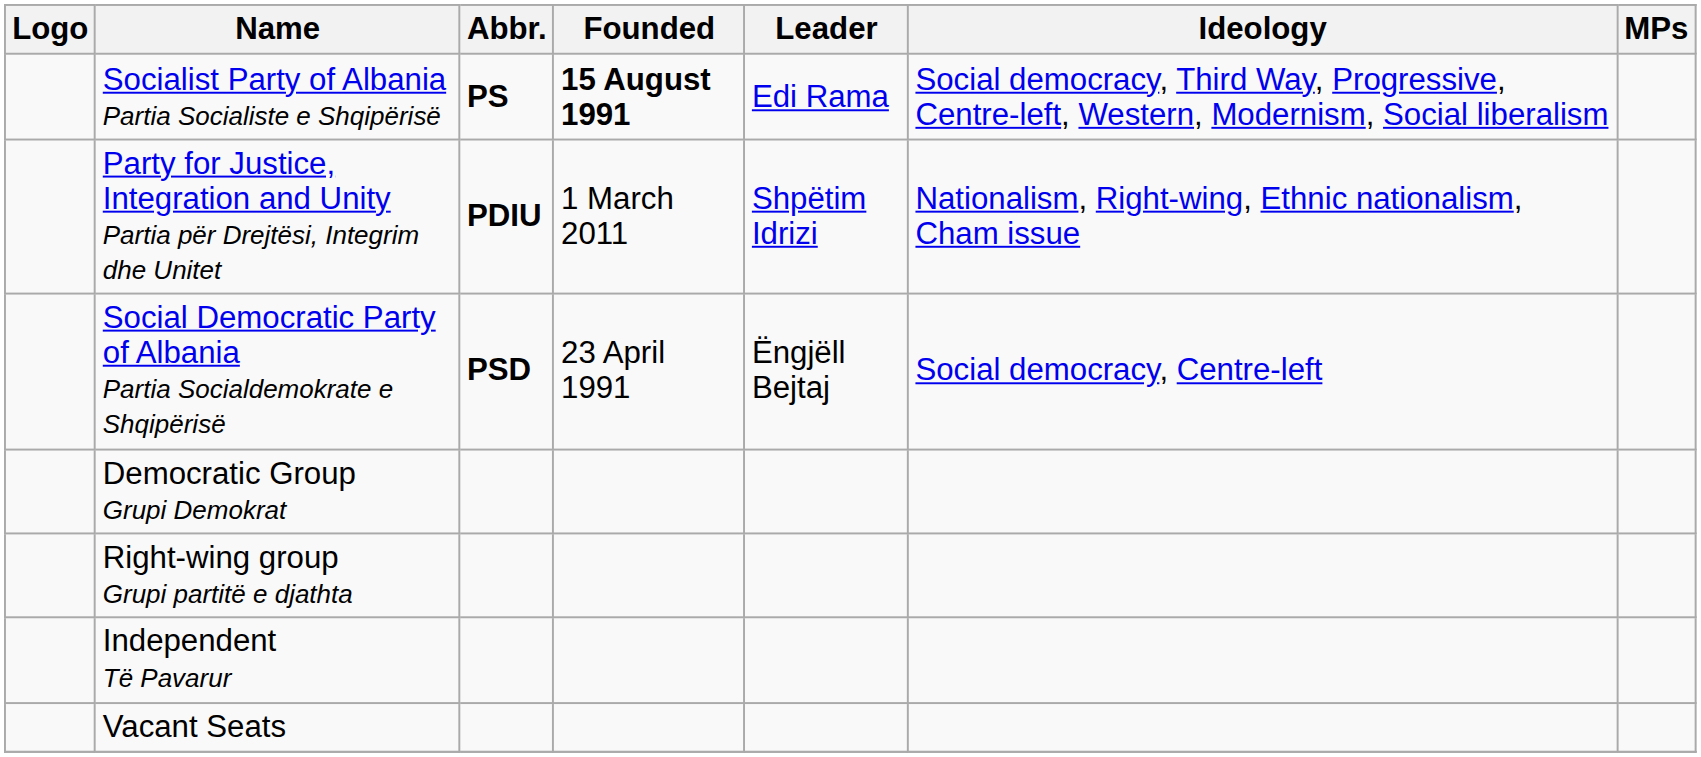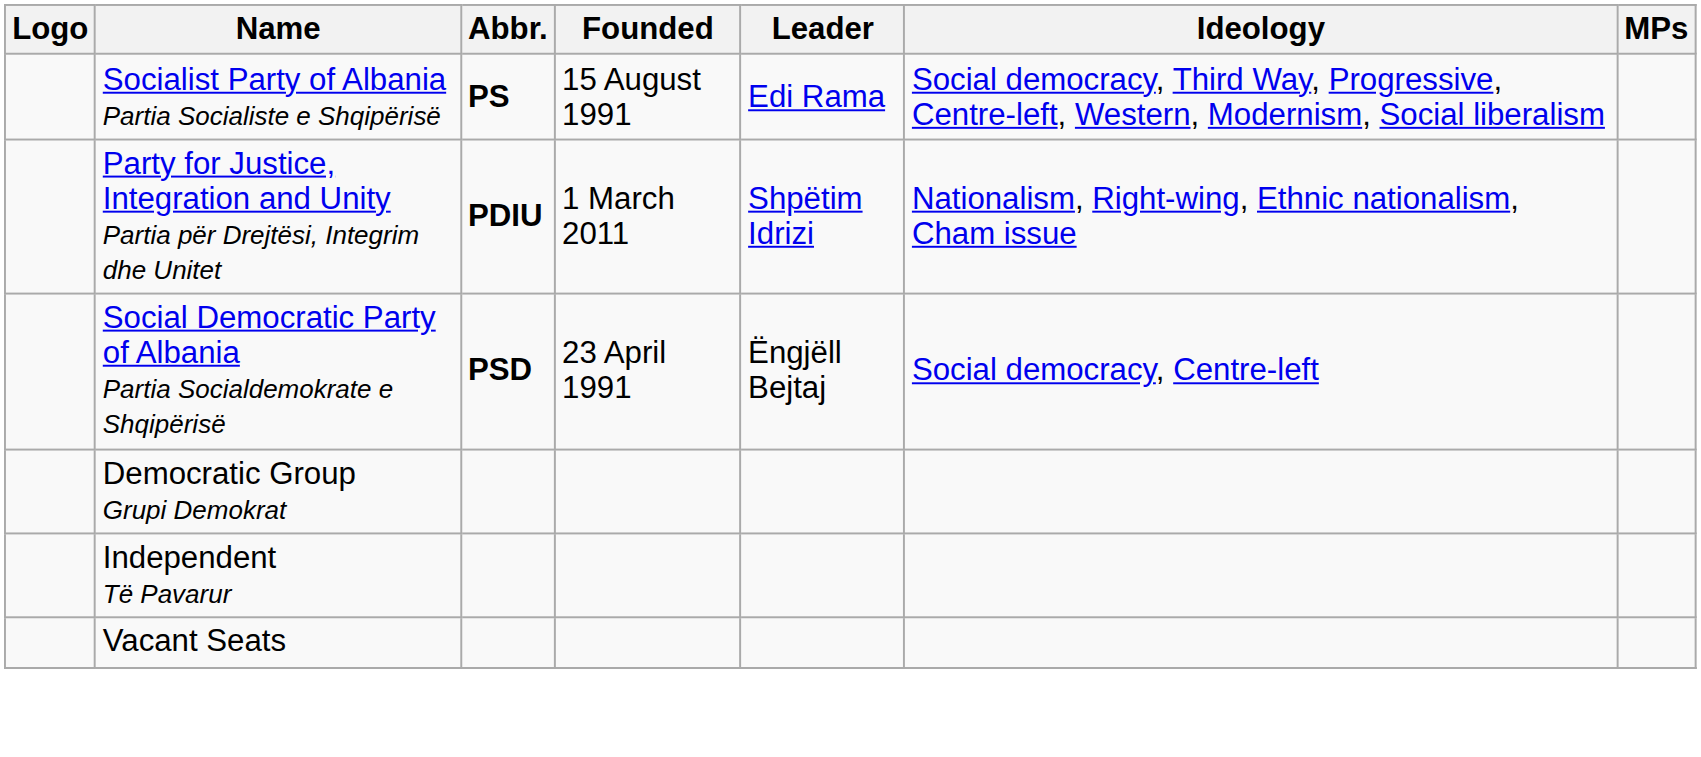(636, 96) bold -> (631, 96) normal
- row: (228, 574)
